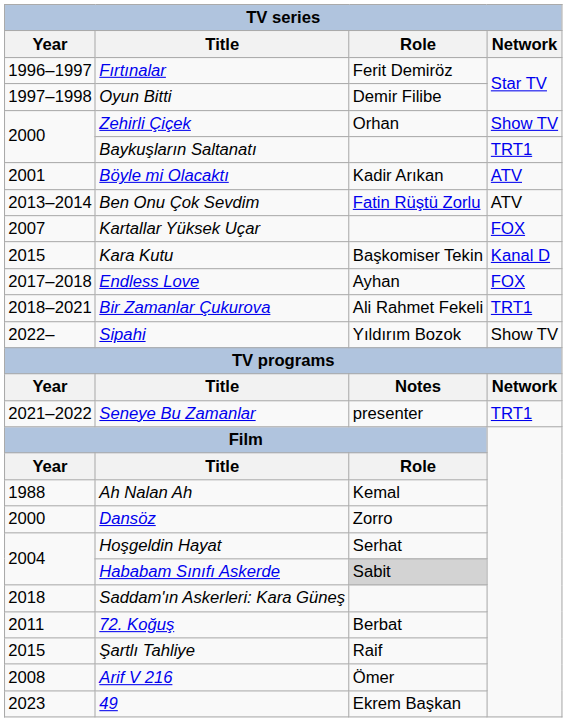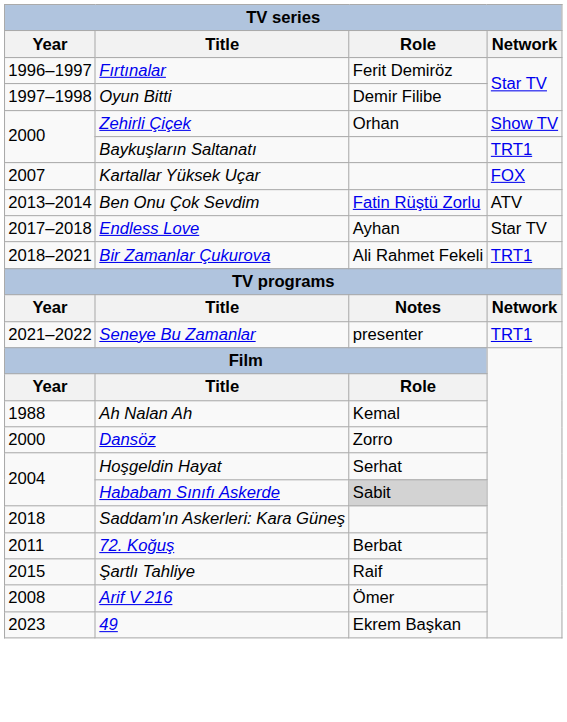- row: (164, 176)
rows swapped: (180, 228) <-> (179, 202)
- row: (136, 255)
(508, 281) FOX -> (519, 228) Star TV
- row: (122, 334)
